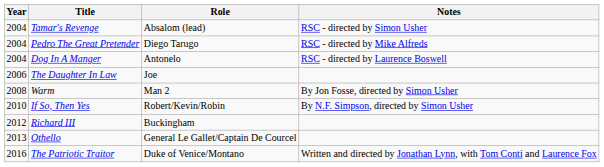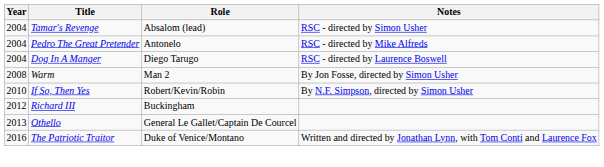(171, 43) Diego Tarugo -> (162, 43) Antonelo
(162, 59) Antonelo -> (171, 59) Diego Tarugo
- row: (74, 75)
